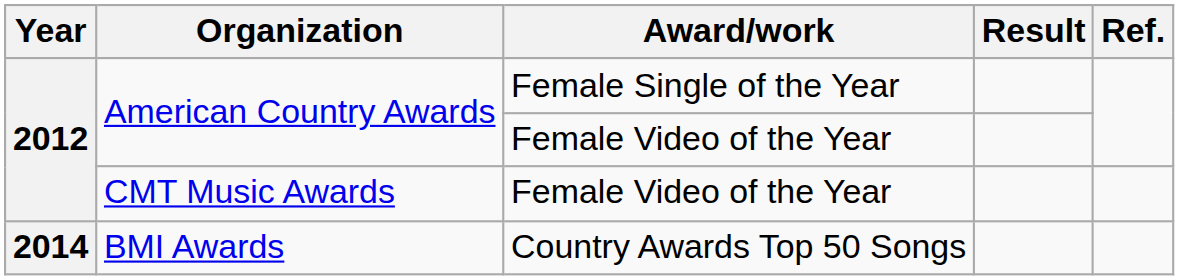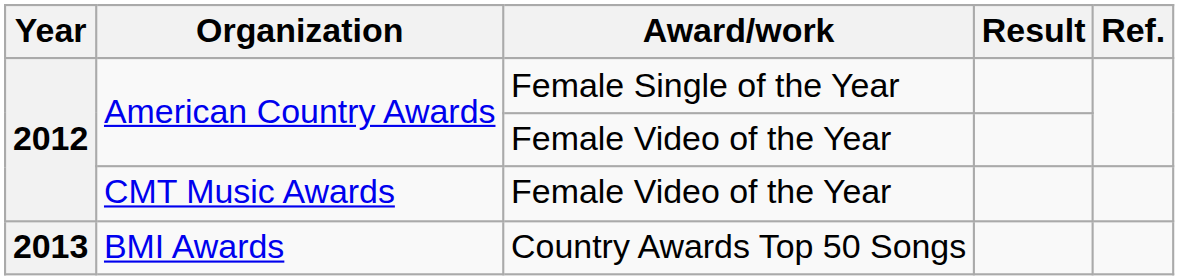(51, 246) 2014 -> (51, 246) 2013
